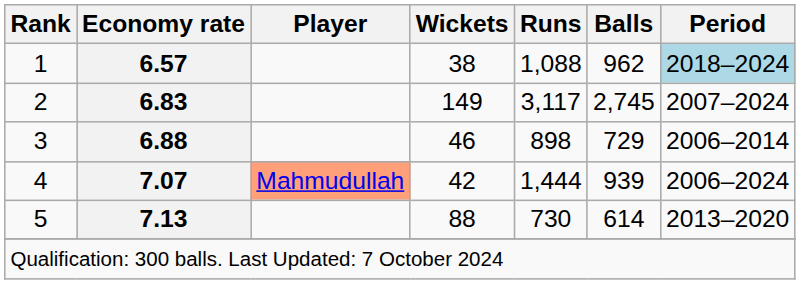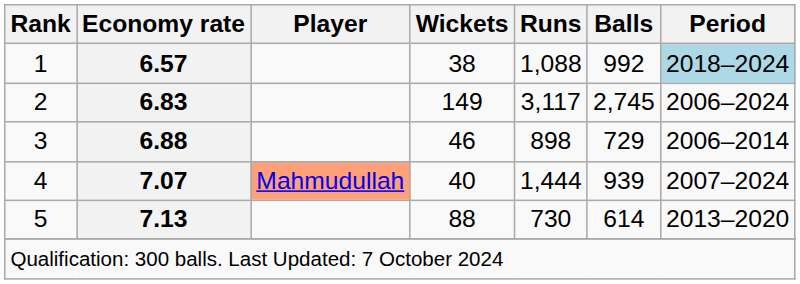(624, 63) 962 -> (624, 63) 992
(728, 102) 2007–2024 -> (728, 102) 2006–2024
(462, 180) 42 -> (462, 180) 40
(728, 180) 2006–2024 -> (728, 180) 2007–2024
